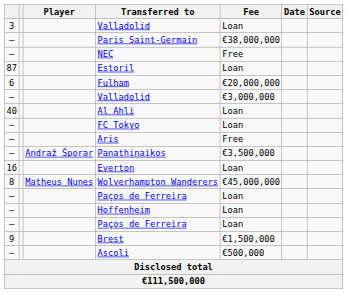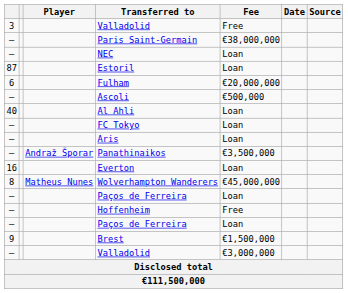(233, 26) Loan -> (233, 26) Free
(233, 54) Free -> (233, 54) Loan
rows swapped: (12, 97) <-> (12, 253)
(233, 139) Free -> (233, 139) Loan
(233, 210) Loan -> (233, 210) Free
